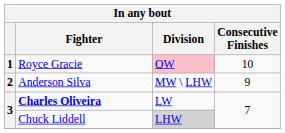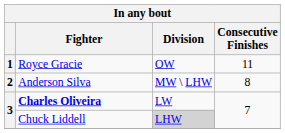(165, 63) pink background -> (165, 63) no background
(248, 63) 10 -> (248, 63) 11
(248, 82) 9 -> (248, 82) 8
